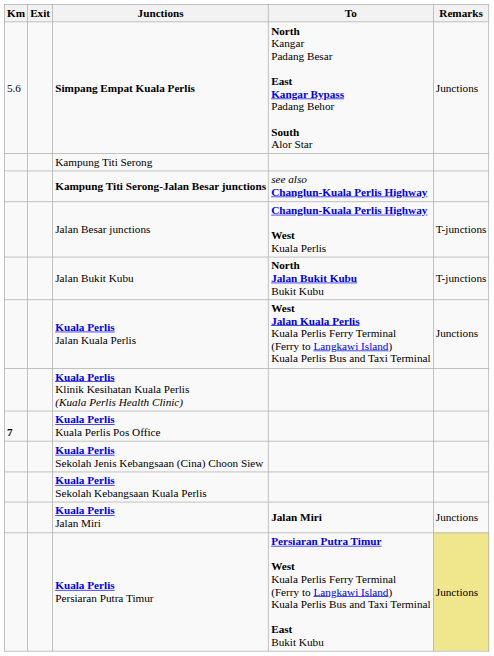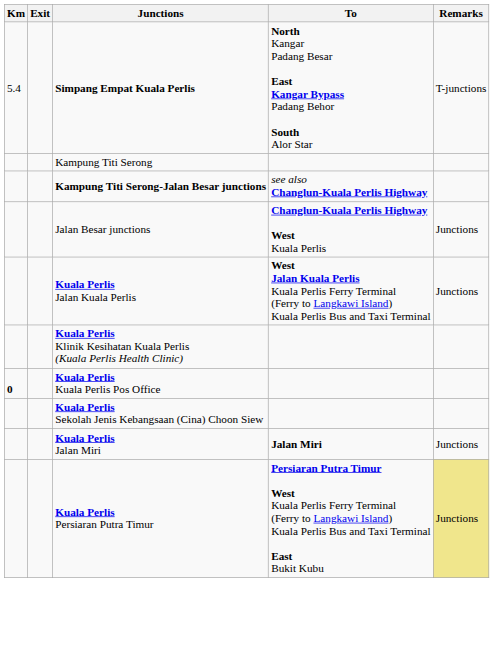(14, 87) 5.6 -> (14, 87) 5.4
(457, 87) Junctions -> (461, 87) T-junctions
(461, 229) T-junctions -> (457, 229) Junctions
- row: (94, 278)
(10, 432) 7 -> (10, 389) 0
- row: (131, 487)
